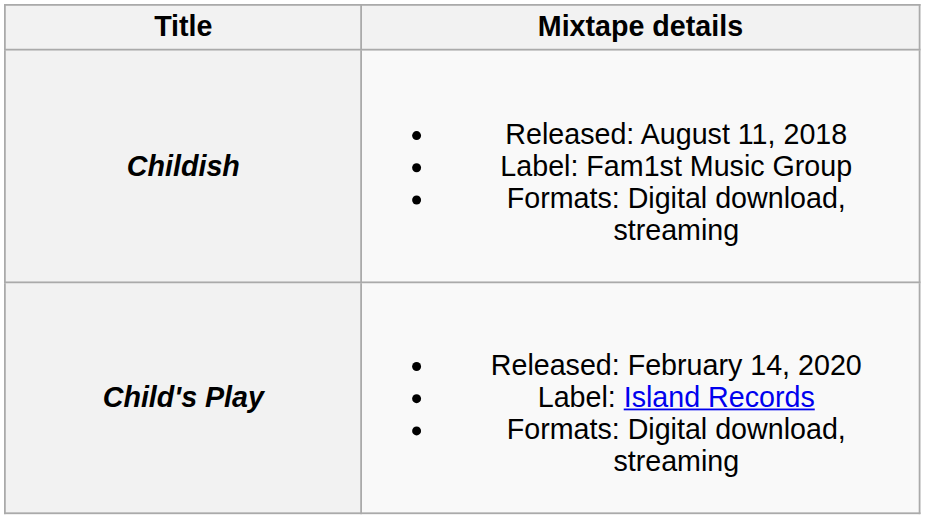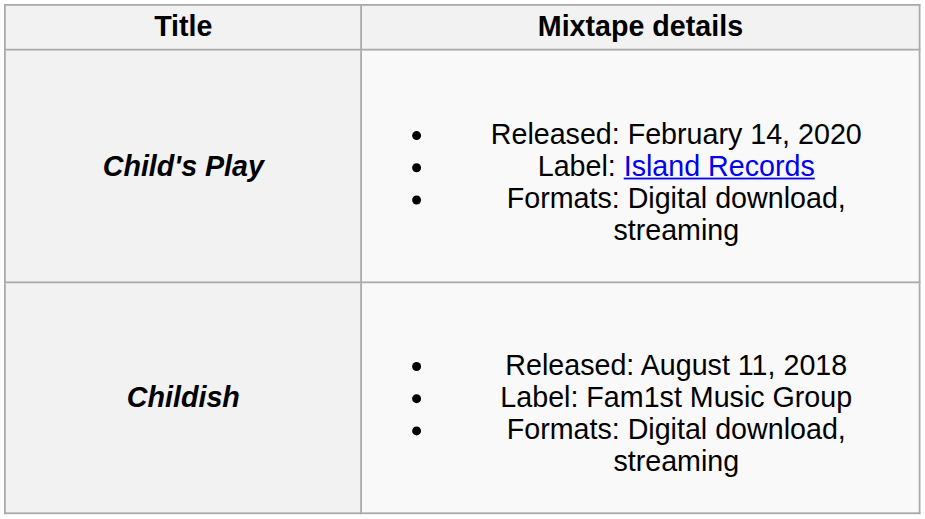rows swapped: (183, 165) <-> (183, 397)
